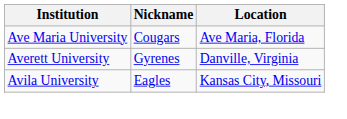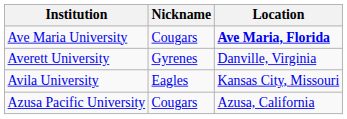(252, 37) normal -> (274, 37) bold
+ row: (76, 102)
